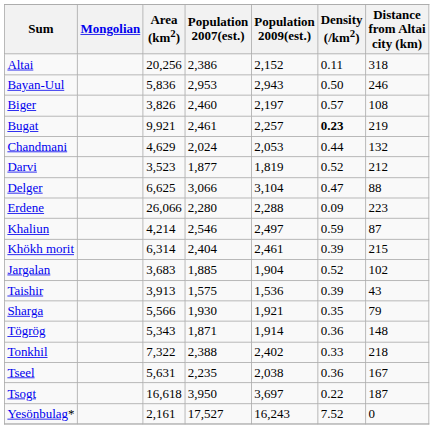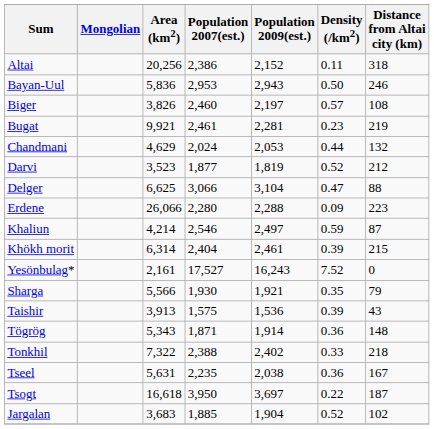(269, 126) 2,257 -> (269, 126) 2,281
(332, 126) bold -> (332, 126) normal
rows swapped: (29, 270) <-> (41, 413)
rows swapped: (25, 311) <-> (25, 290)
